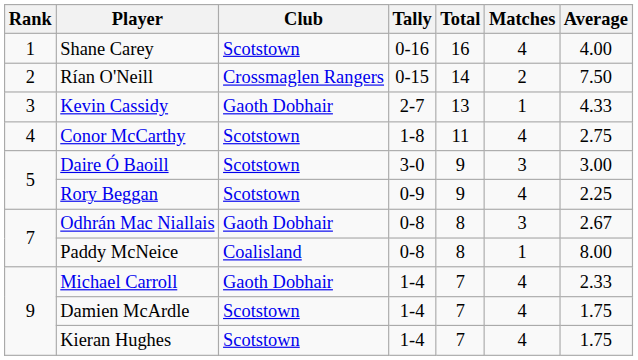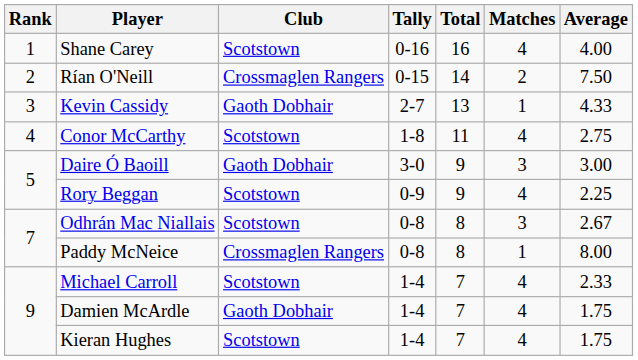(261, 164) Scotstown -> (278, 164) Gaoth Dobhair
(278, 223) Gaoth Dobhair -> (261, 223) Scotstown
(262, 252) Coalisland -> (304, 252) Crossmaglen Rangers
(278, 281) Gaoth Dobhair -> (261, 281) Scotstown
(261, 310) Scotstown -> (278, 310) Gaoth Dobhair
